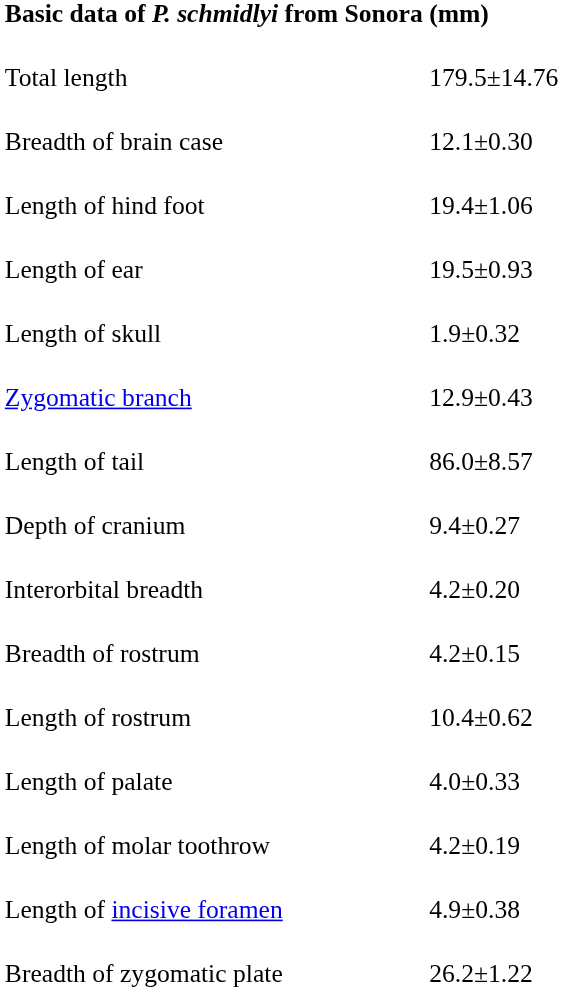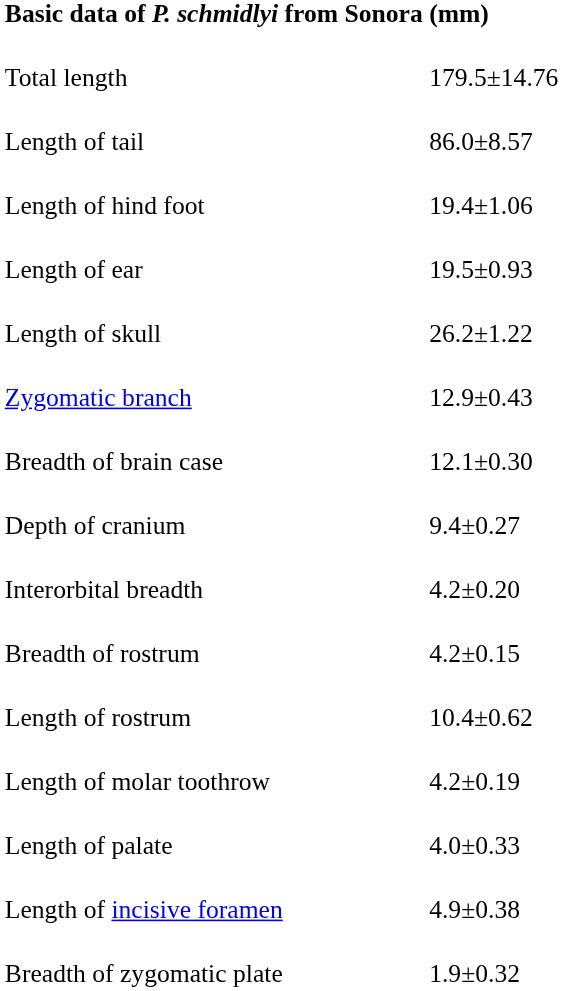rows swapped: (74, 461) <-> (114, 141)
(475, 333) 1.9±0.32 -> (481, 333) 26.2±1.22
rows swapped: (89, 781) <-> (137, 845)
(481, 973) 26.2±1.22 -> (475, 973) 1.9±0.32
